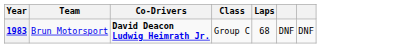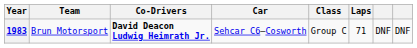+ column: (260, 11)
(264, 31) 68 -> (361, 31) 71
